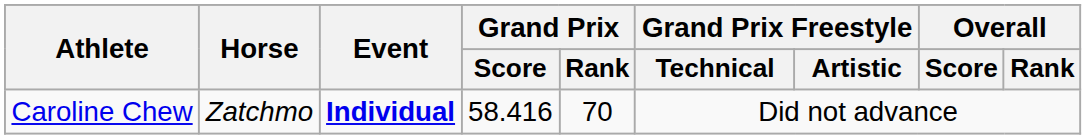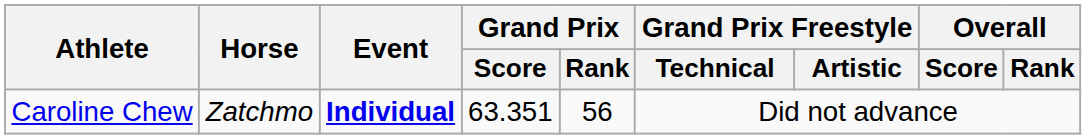(510, 112) 58.416 -> (510, 112) 63.351
(597, 112) 70 -> (597, 112) 56
